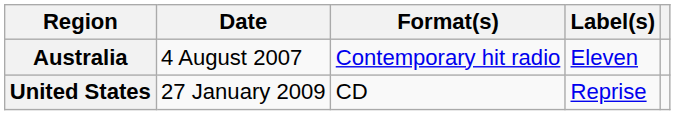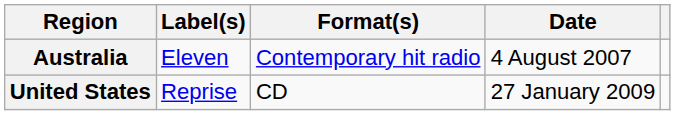columns swapped: (243, 22) <-> (613, 22)
